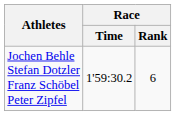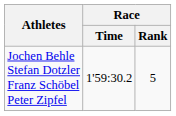(153, 78) 6 -> (153, 78) 5
